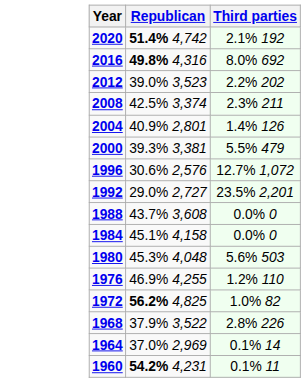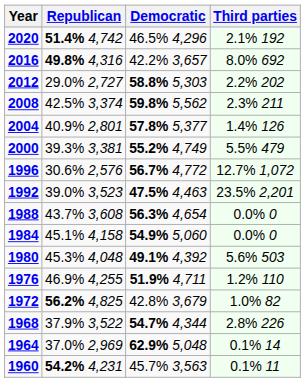+ column: (168, 16)
(168, 82) 39.0% 3,523 -> (84, 82) 29.0% 2,727
(168, 191) 29.0% 2,727 -> (84, 191) 39.0% 3,523
